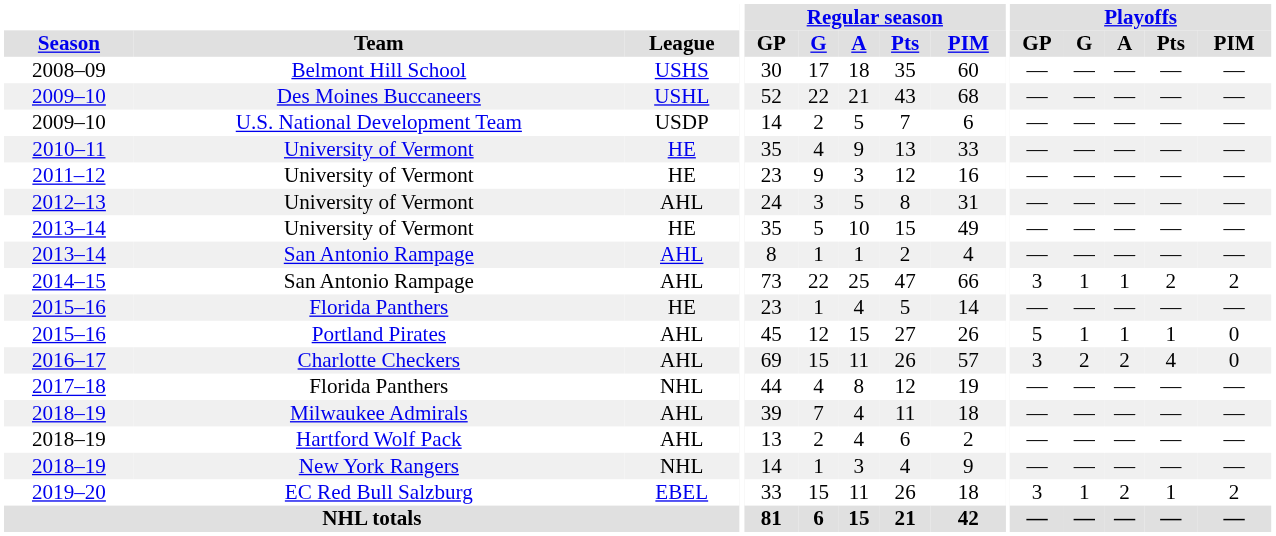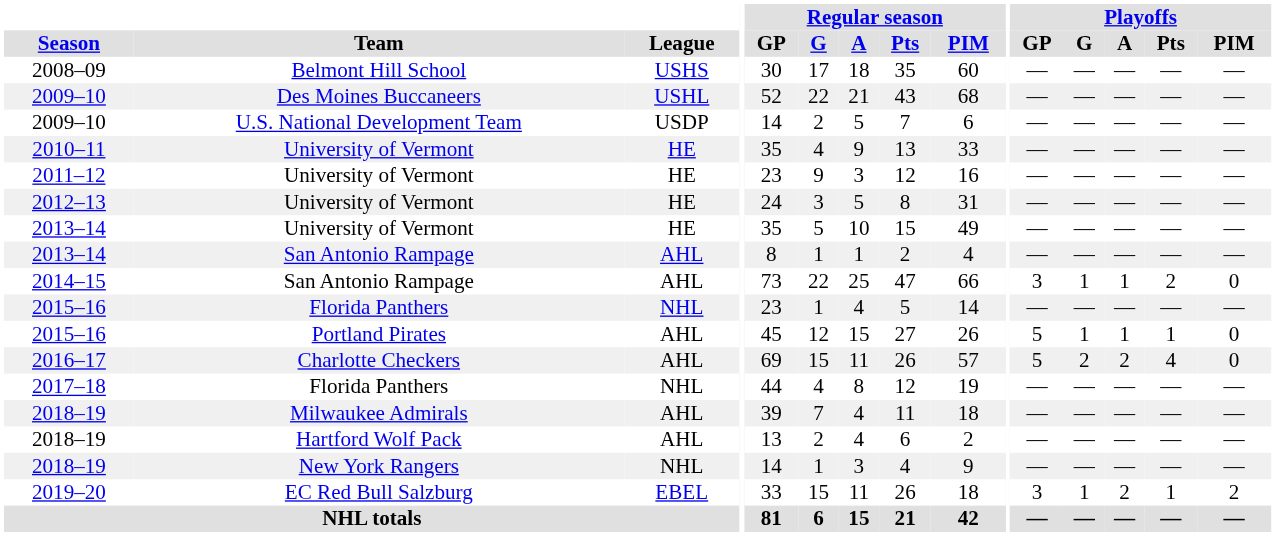(682, 201) AHL -> (682, 201) HE
(1234, 281) 2 -> (1234, 281) 0
(682, 307) HE -> (682, 307) NHL
(1037, 360) 3 -> (1037, 360) 5
